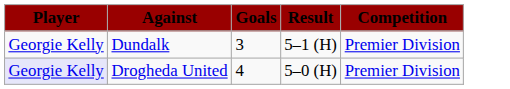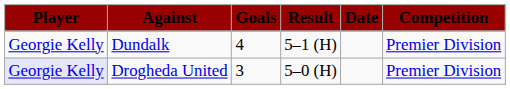+ column: (361, 17)
(240, 44) 3 -> (240, 44) 4
(240, 71) 4 -> (240, 71) 3
